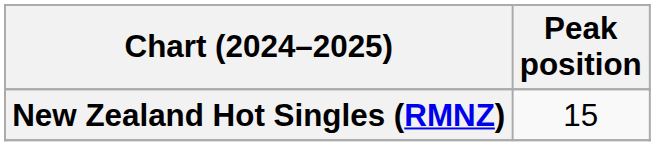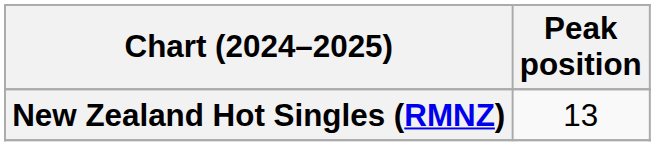(581, 114) 15 -> (581, 114) 13
